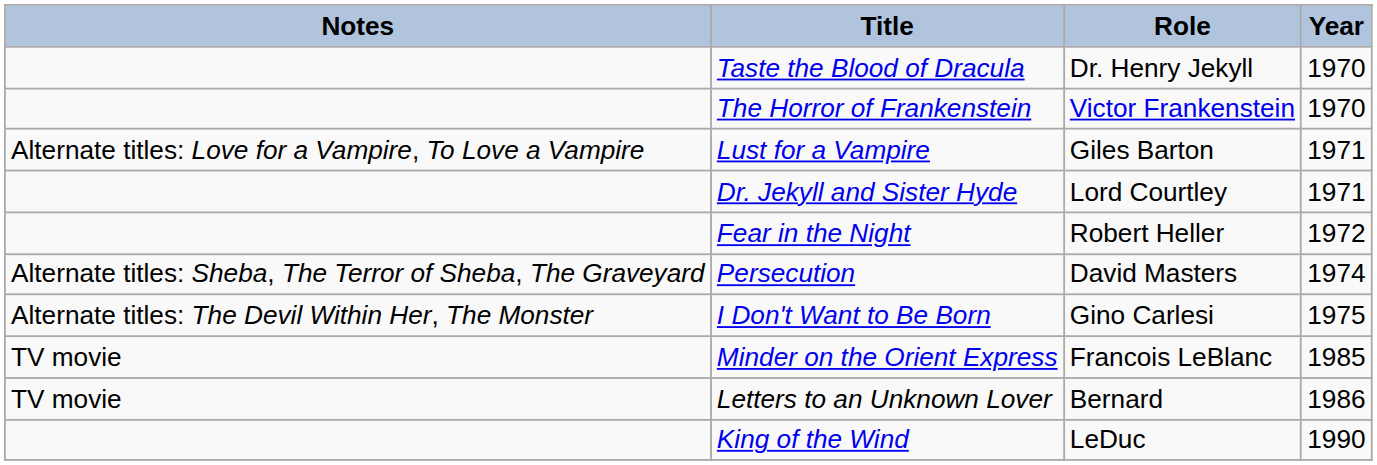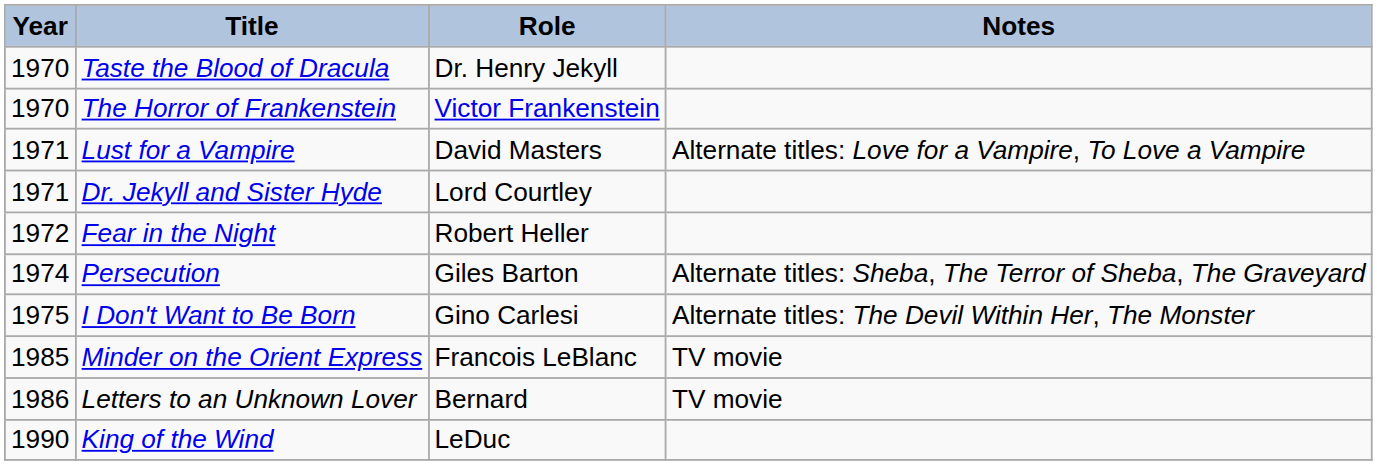columns swapped: (1336, 26) <-> (358, 26)
(1142, 150) Giles Barton -> (518, 150) David Masters
(1154, 274) David Masters -> (507, 274) Giles Barton
